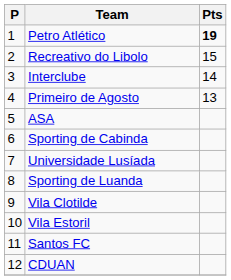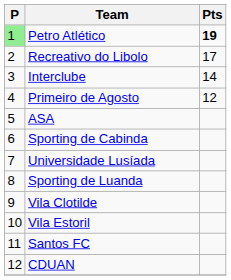(11, 35) no background -> (11, 35) lightgreen background
(210, 56) 15 -> (210, 56) 17
(210, 98) 13 -> (210, 98) 12
